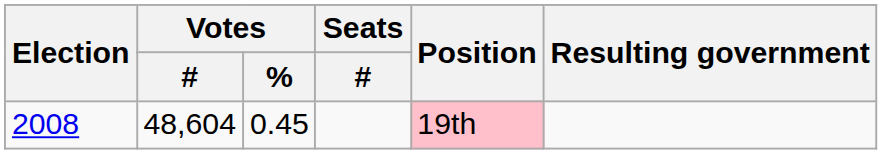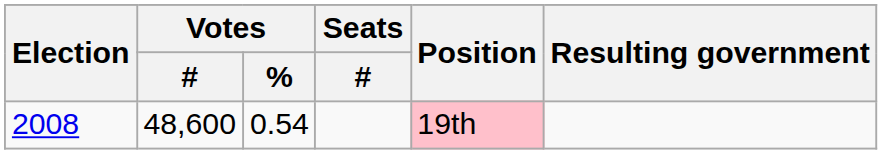(190, 124) 48,604 -> (190, 124) 48,600
(279, 124) 0.45 -> (279, 124) 0.54
